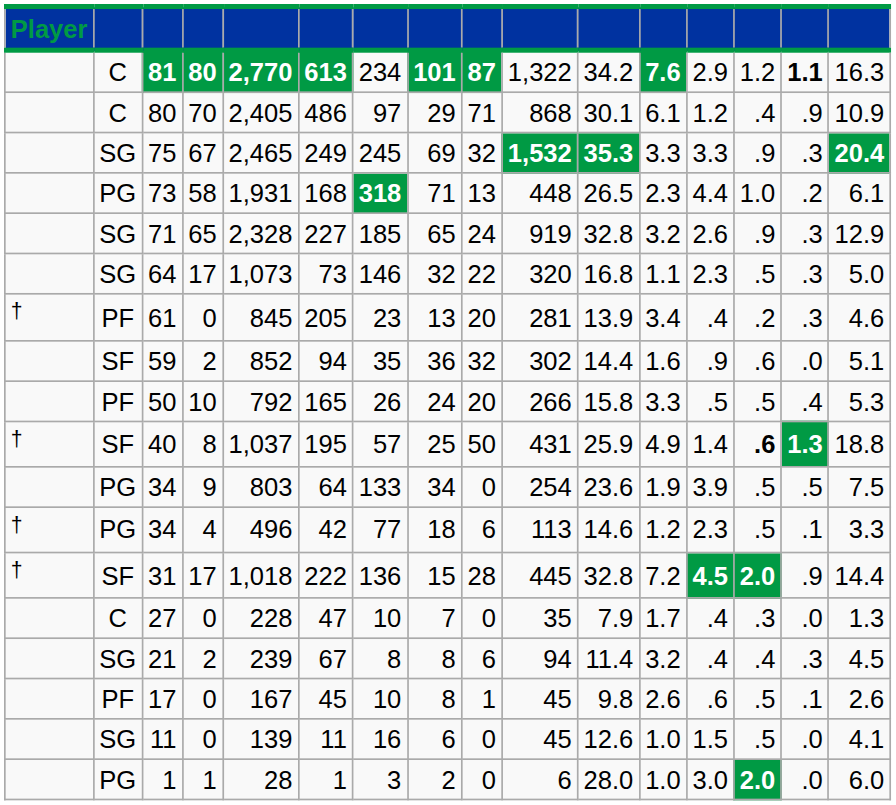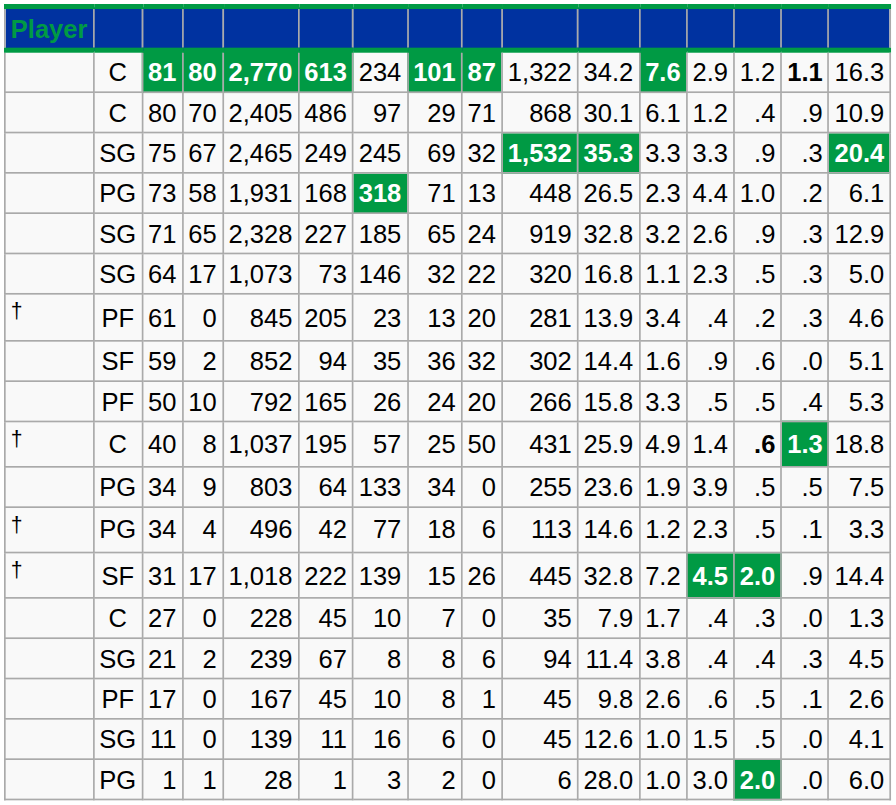(118, 444) SF -> (118, 444) C
(550, 487) 254 -> (550, 487) 255
(380, 575) 136 -> (380, 575) 139
(482, 575) 28 -> (482, 575) 26
(333, 618) 47 -> (333, 618) 45
(663, 659) 3.2 -> (663, 659) 3.8
